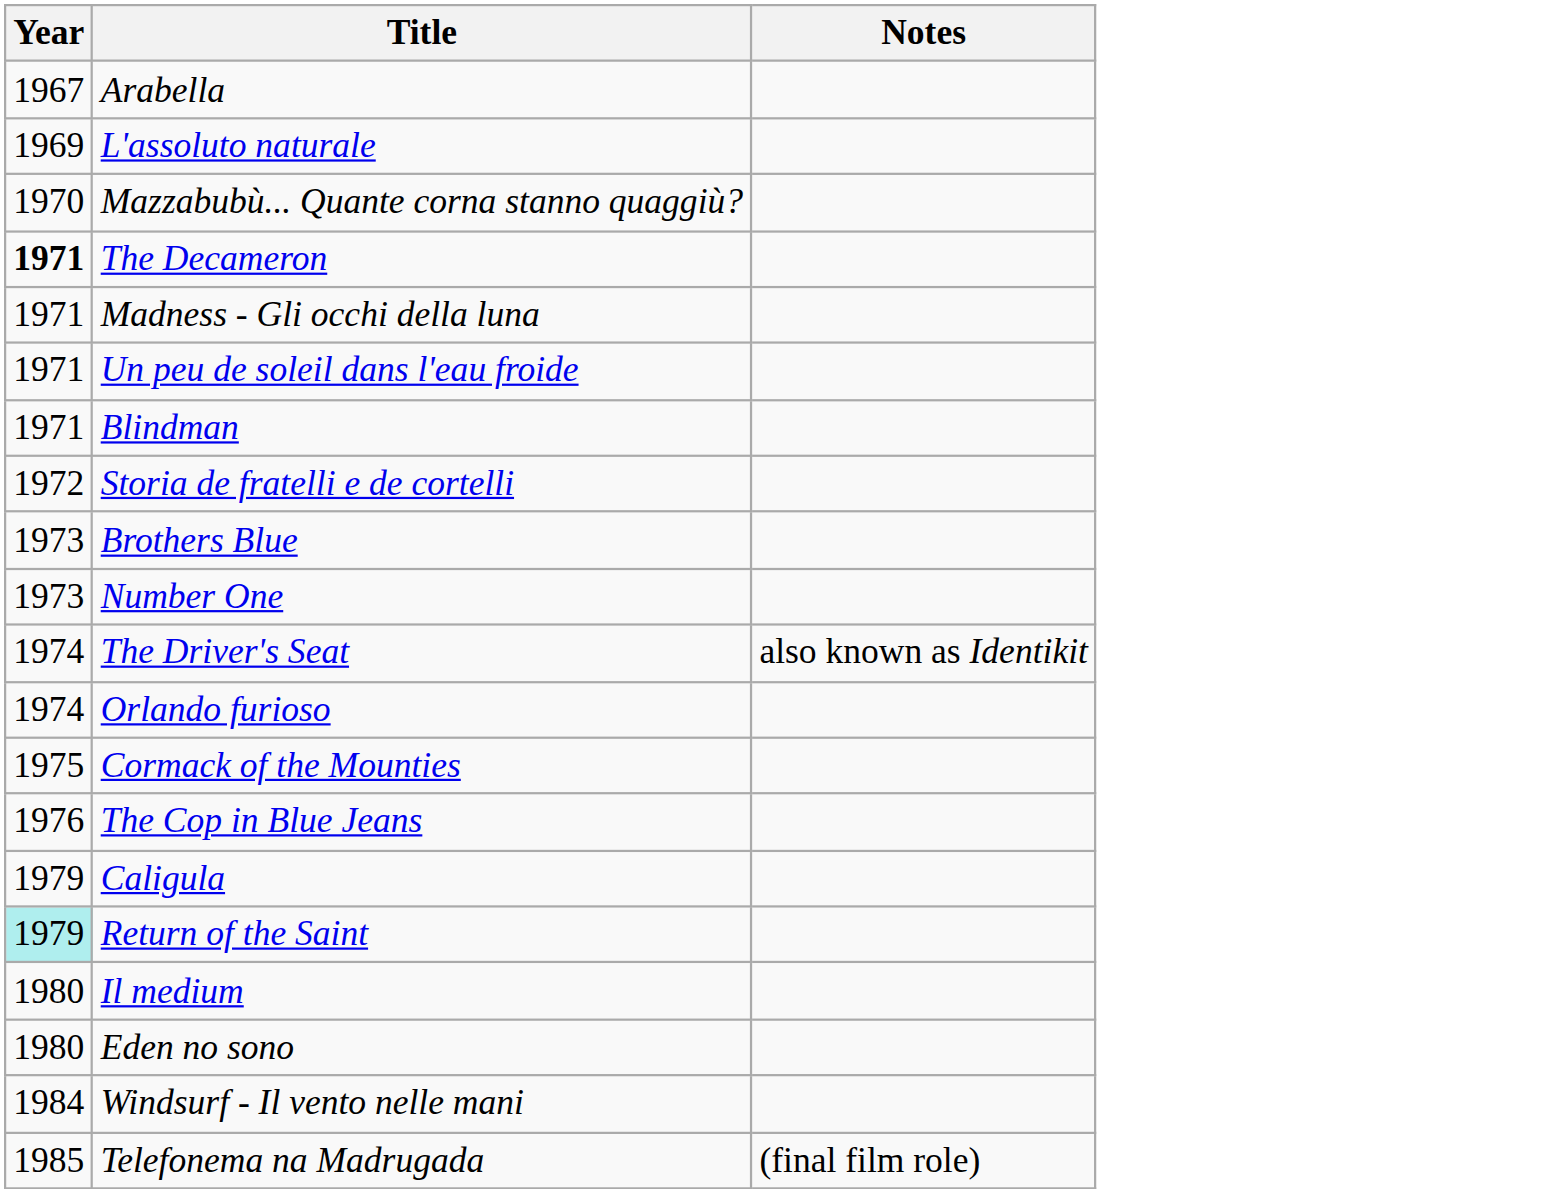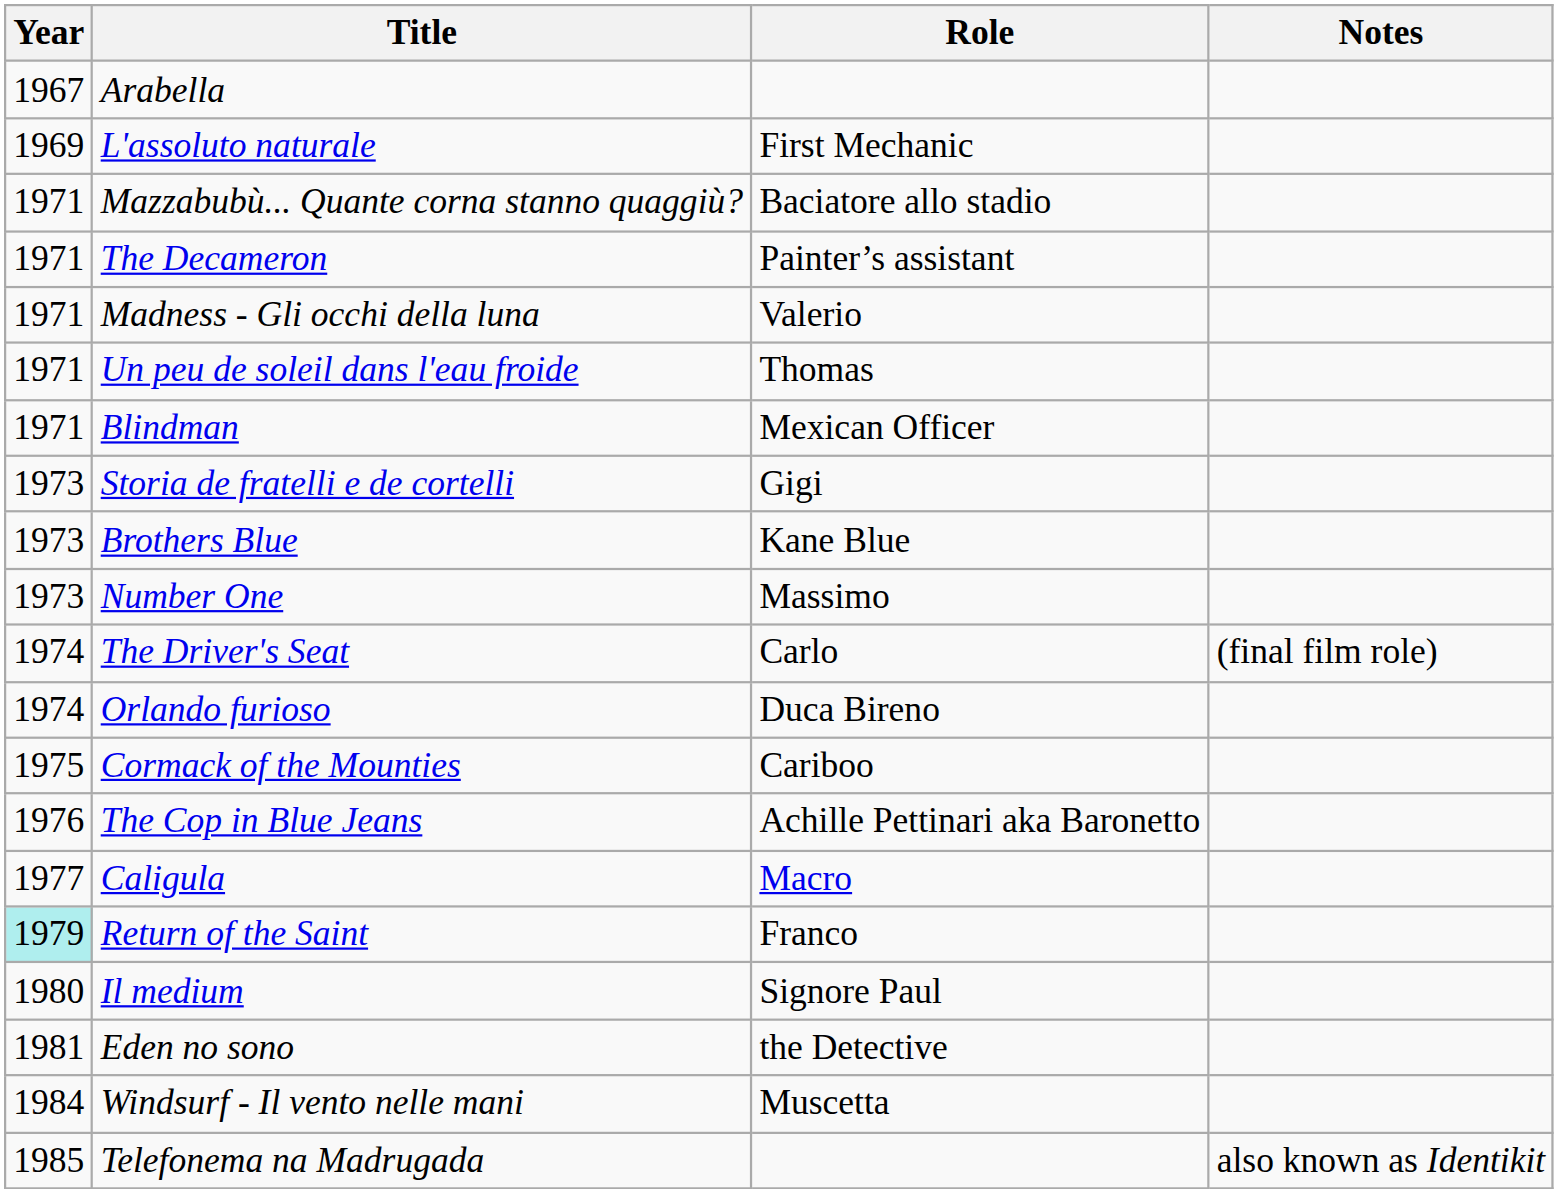+ column: (980, 32)
(49, 201) 1970 -> (49, 201) 1971
(49, 257) bold -> (49, 257) normal
(49, 483) 1972 -> (49, 483) 1973
(924, 652) also known as Identikit -> (1327, 652) (final film role)
(49, 877) 1979 -> (49, 877) 1977
(49, 1046) 1980 -> (49, 1046) 1981
(870, 1159) (final film role) -> (1381, 1159) also known as Identikit
